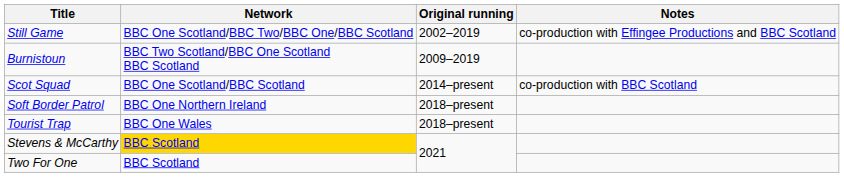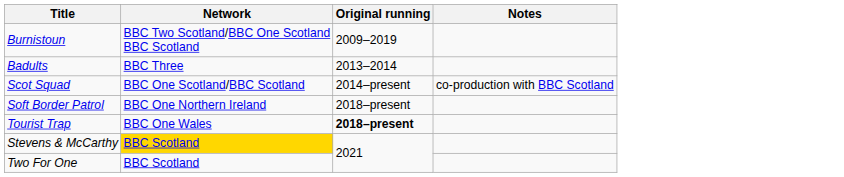- row: (35, 33)
+ row: (27, 66)
(456, 124) normal -> (375, 124) bold
